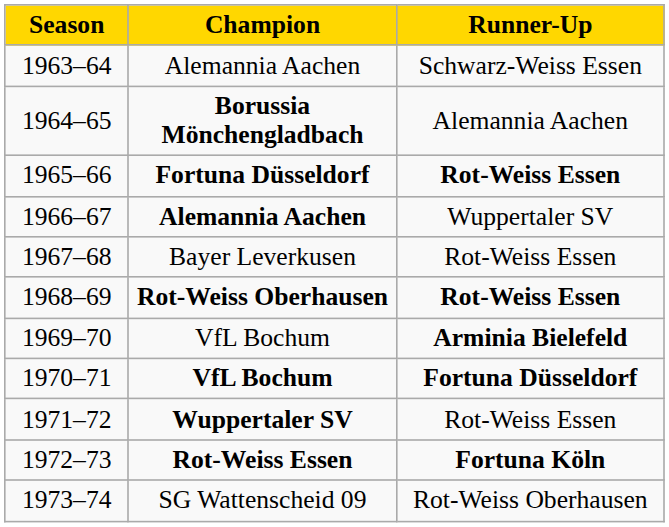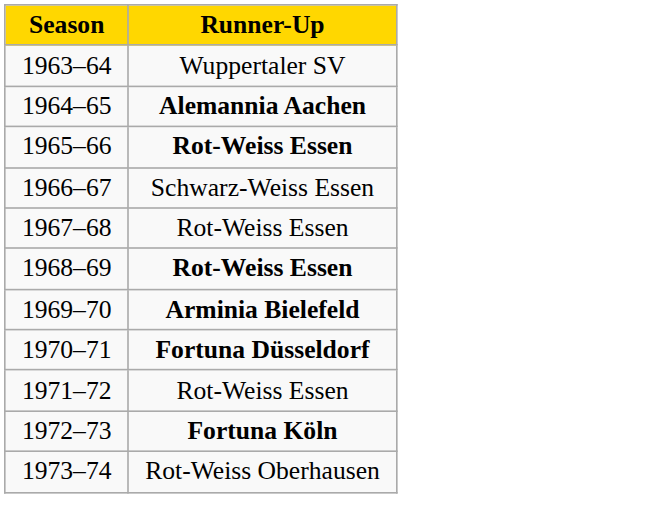- column: (262, 24)
(530, 65) Schwarz-Weiss Essen -> (262, 65) Wuppertaler SV
(530, 120) normal -> (263, 106) bold
(530, 216) Wuppertaler SV -> (262, 187) Schwarz-Weiss Essen
